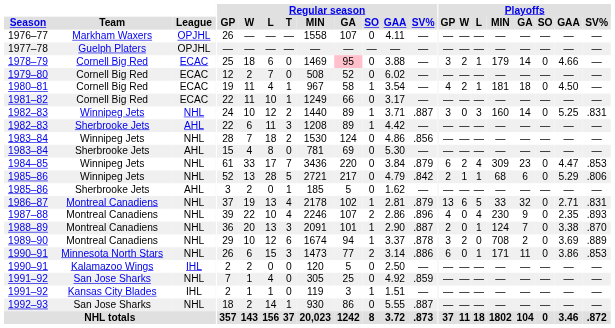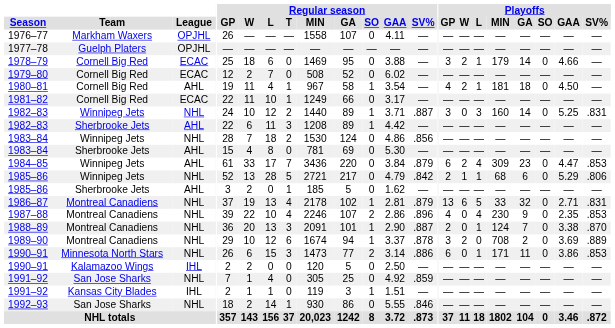(348, 61) pink background -> (348, 61) no background
(194, 87) ECAC -> (194, 87) AHL
(194, 164) NHL -> (194, 164) AHL
(597, 215) .893 -> (597, 215) .853
(423, 304) .887 -> (423, 304) .846
